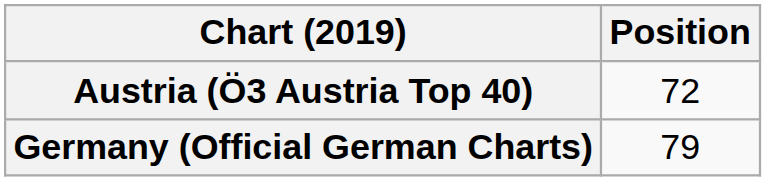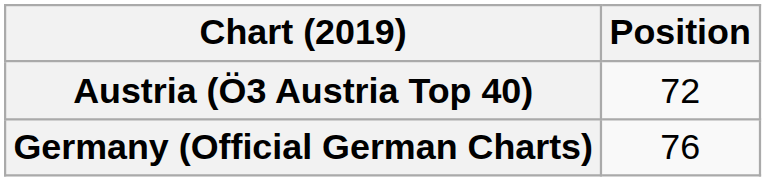(680, 146) 79 -> (680, 146) 76
